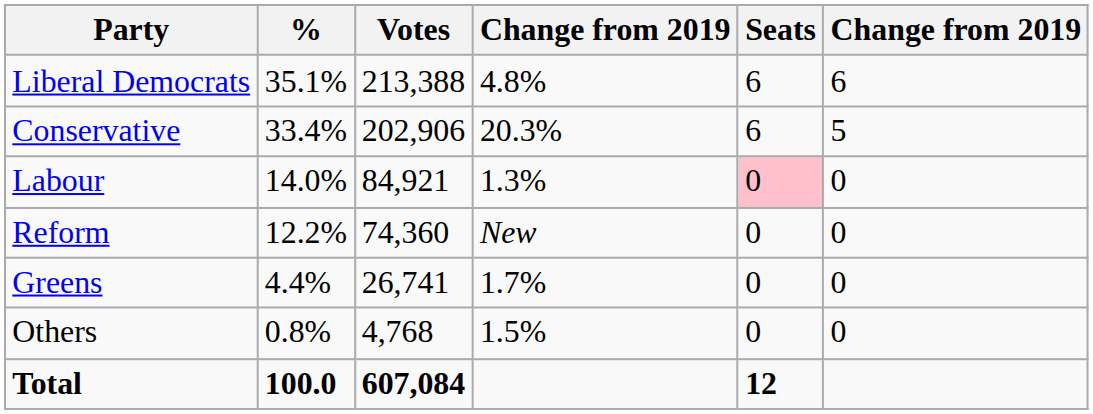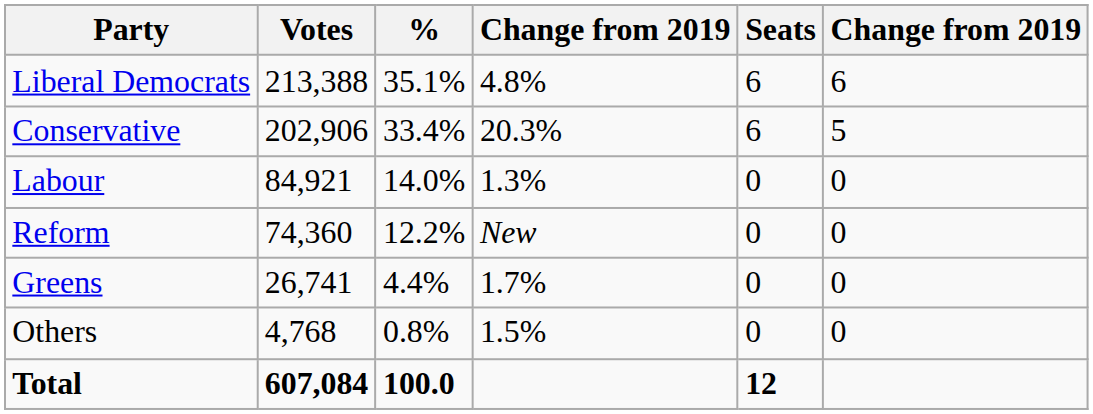columns swapped: (413, 29) <-> (306, 29)
(753, 181) pink background -> (753, 181) no background
